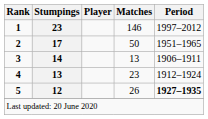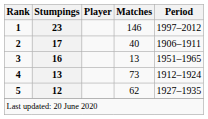(134, 43) 50 -> (134, 43) 40
(179, 43) 1951–1965 -> (179, 43) 1906–1911
(57, 59) 14 -> (57, 59) 16
(179, 59) 1906–1911 -> (179, 59) 1951–1965
(134, 75) 23 -> (134, 75) 73
(134, 91) 26 -> (134, 91) 62
(179, 91) bold -> (179, 91) normal
